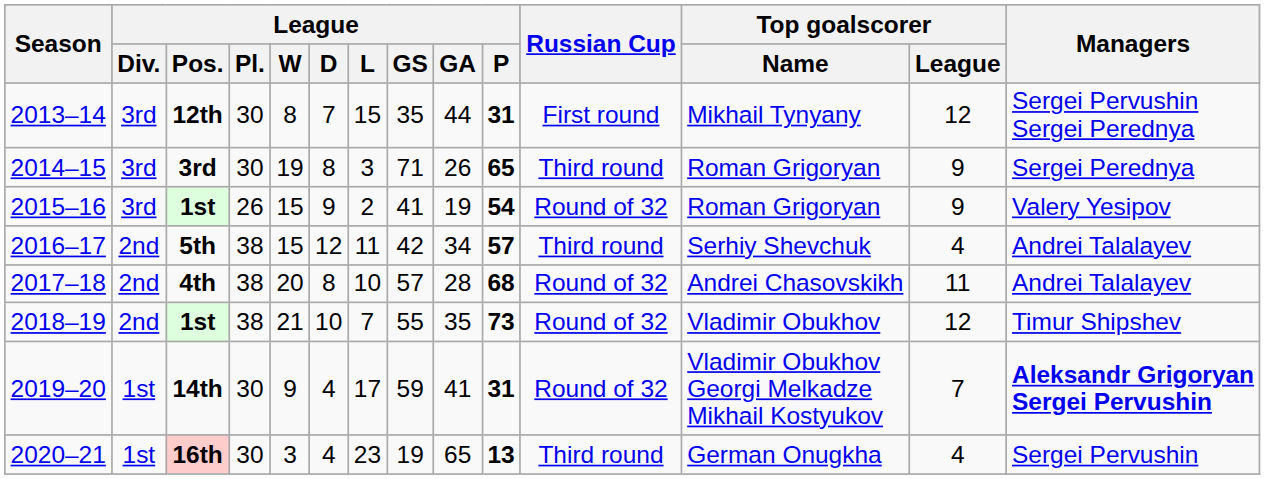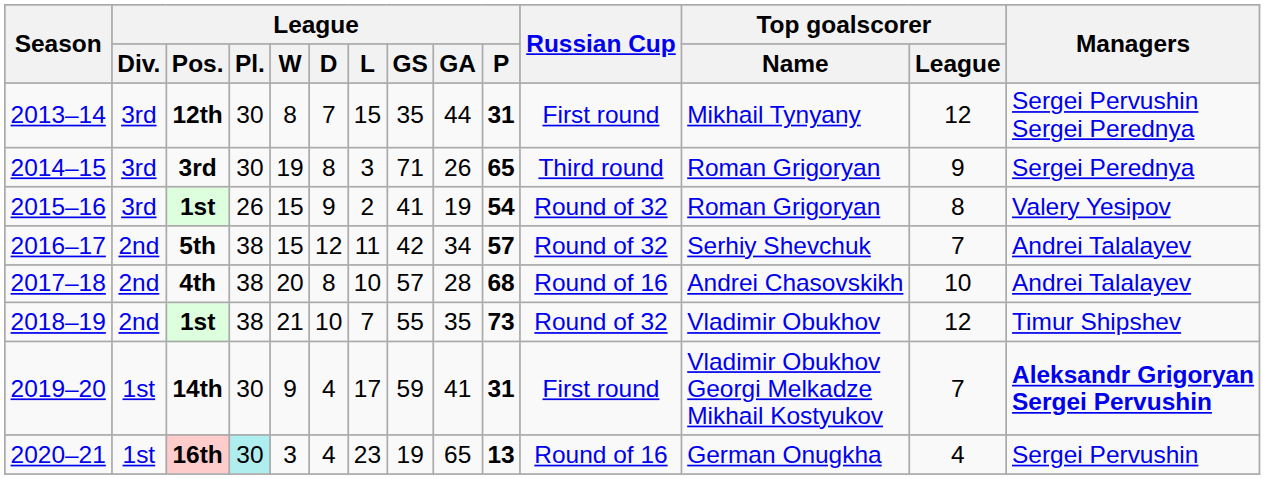(958, 206) 9 -> (958, 206) 8
(601, 245) Third round -> (601, 245) Round of 32
(958, 245) 4 -> (958, 245) 7
(601, 284) Round of 32 -> (601, 284) Round of 16
(958, 284) 11 -> (958, 284) 10
(601, 388) Round of 32 -> (601, 388) First round
(250, 454) no background -> (250, 454) paleturquoise background
(601, 454) Third round -> (601, 454) Round of 16
